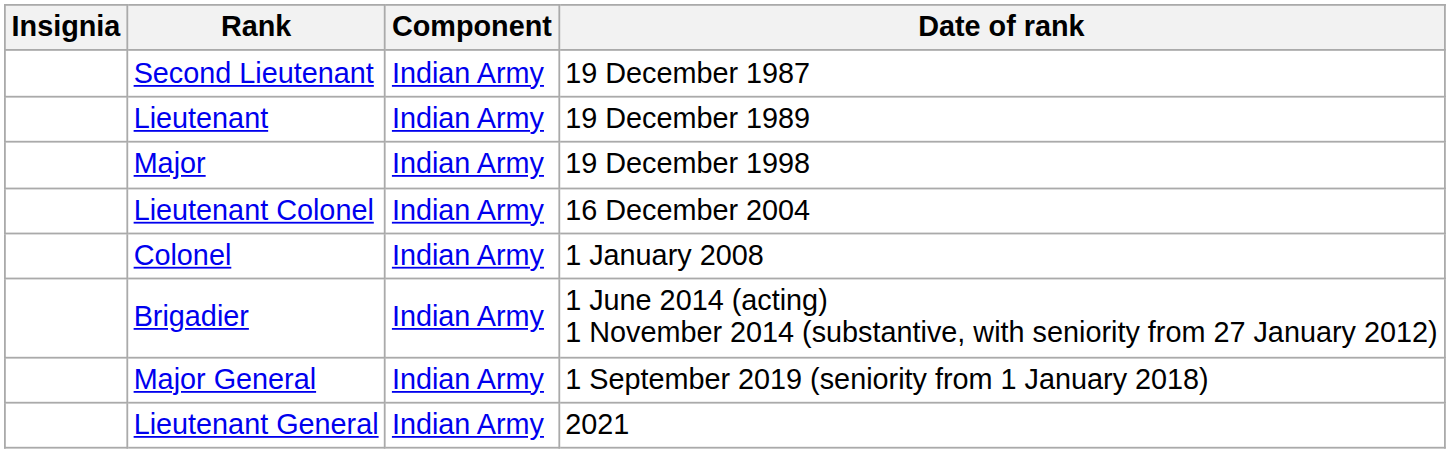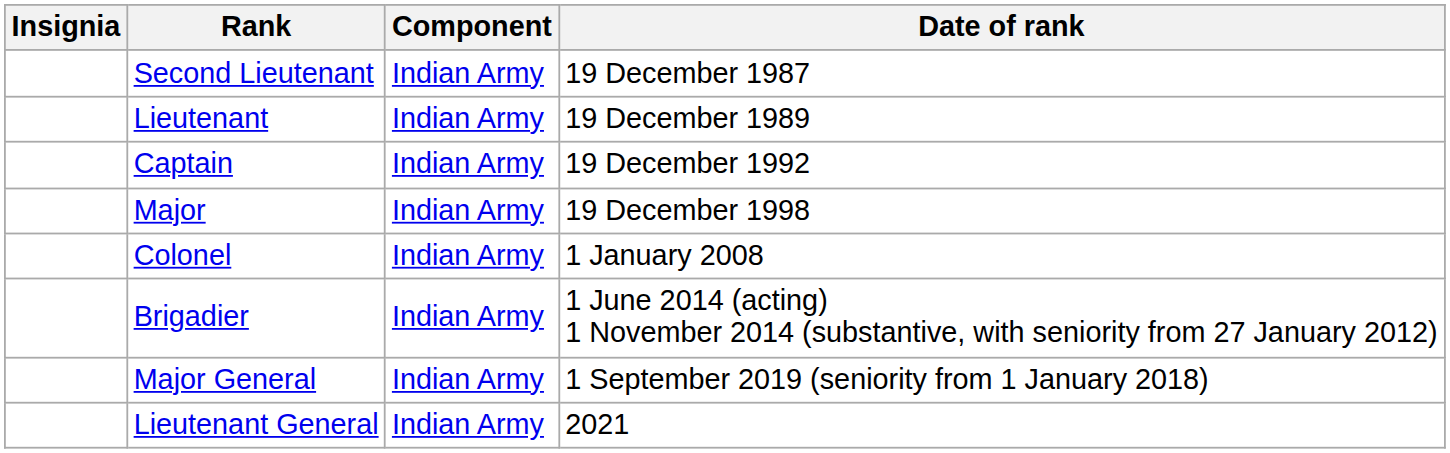+ row: (183, 164)
- row: (254, 210)
